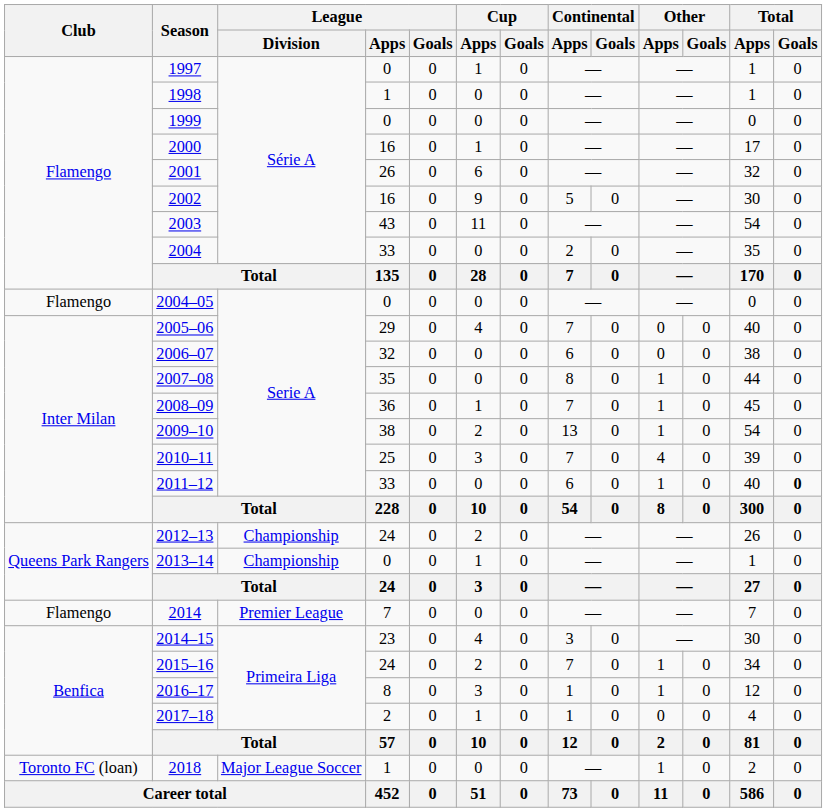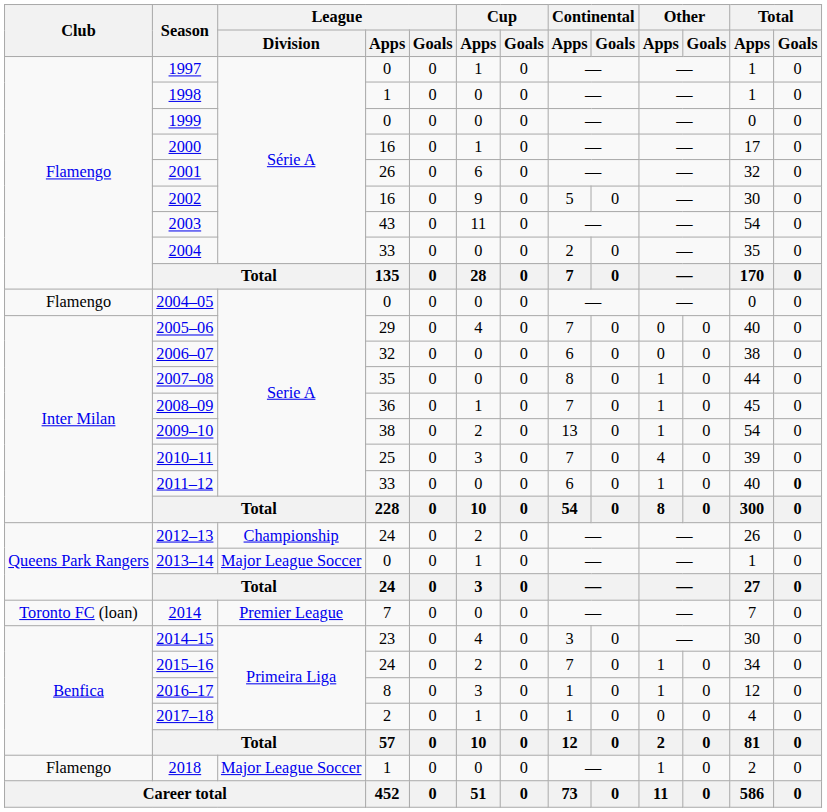(291, 560) Championship -> (291, 560) Major League Soccer
(79, 612) Flamengo -> (79, 612) Toronto FC (loan)
(79, 768) Toronto FC (loan) -> (79, 768) Flamengo
